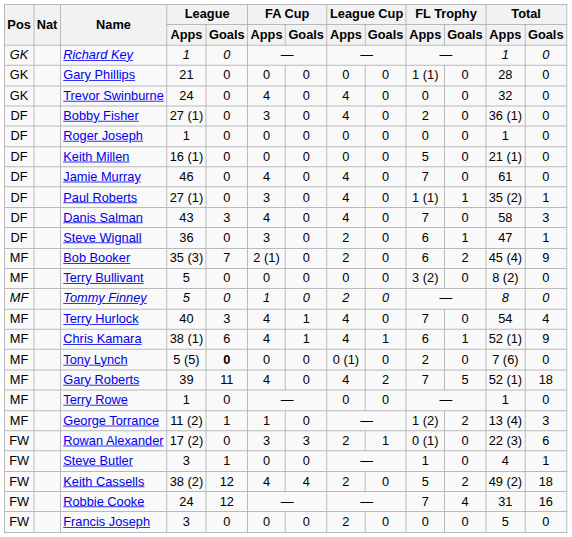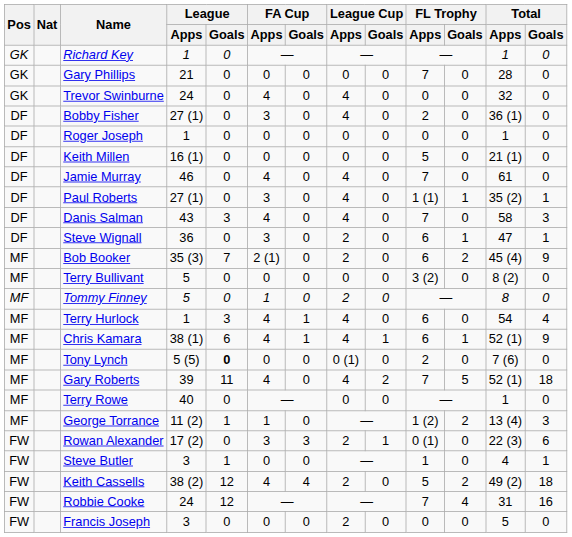(425, 75) 1 (1) -> (425, 75) 7
(186, 319) 40 -> (186, 319) 1
(425, 319) 7 -> (425, 319) 6
(186, 400) 1 -> (186, 400) 40
